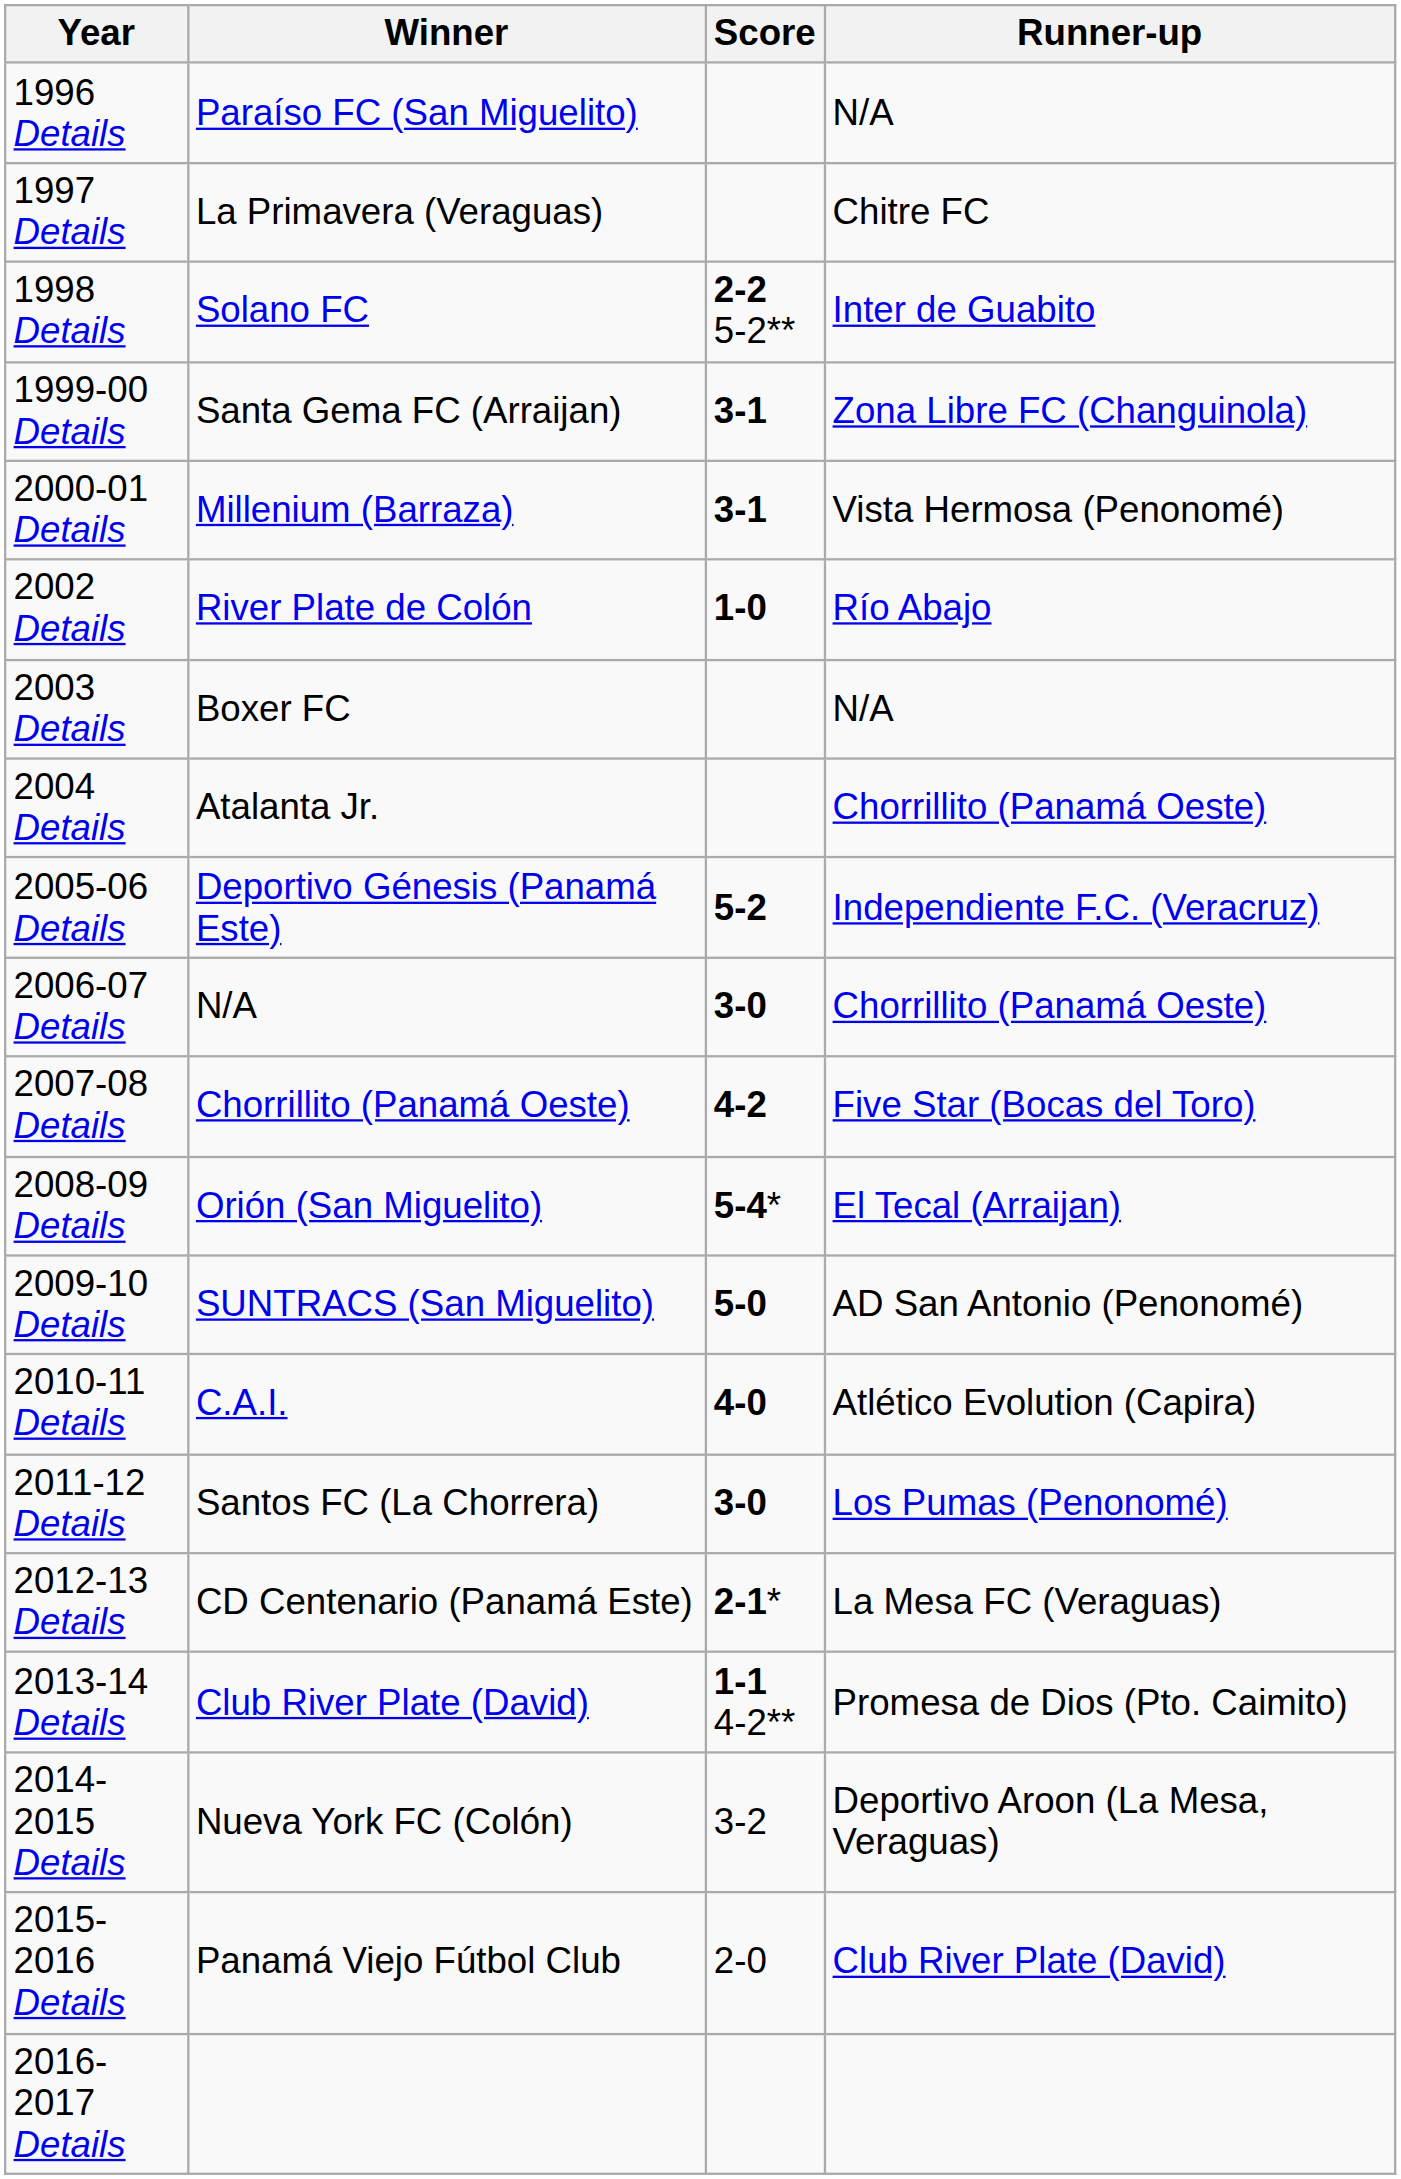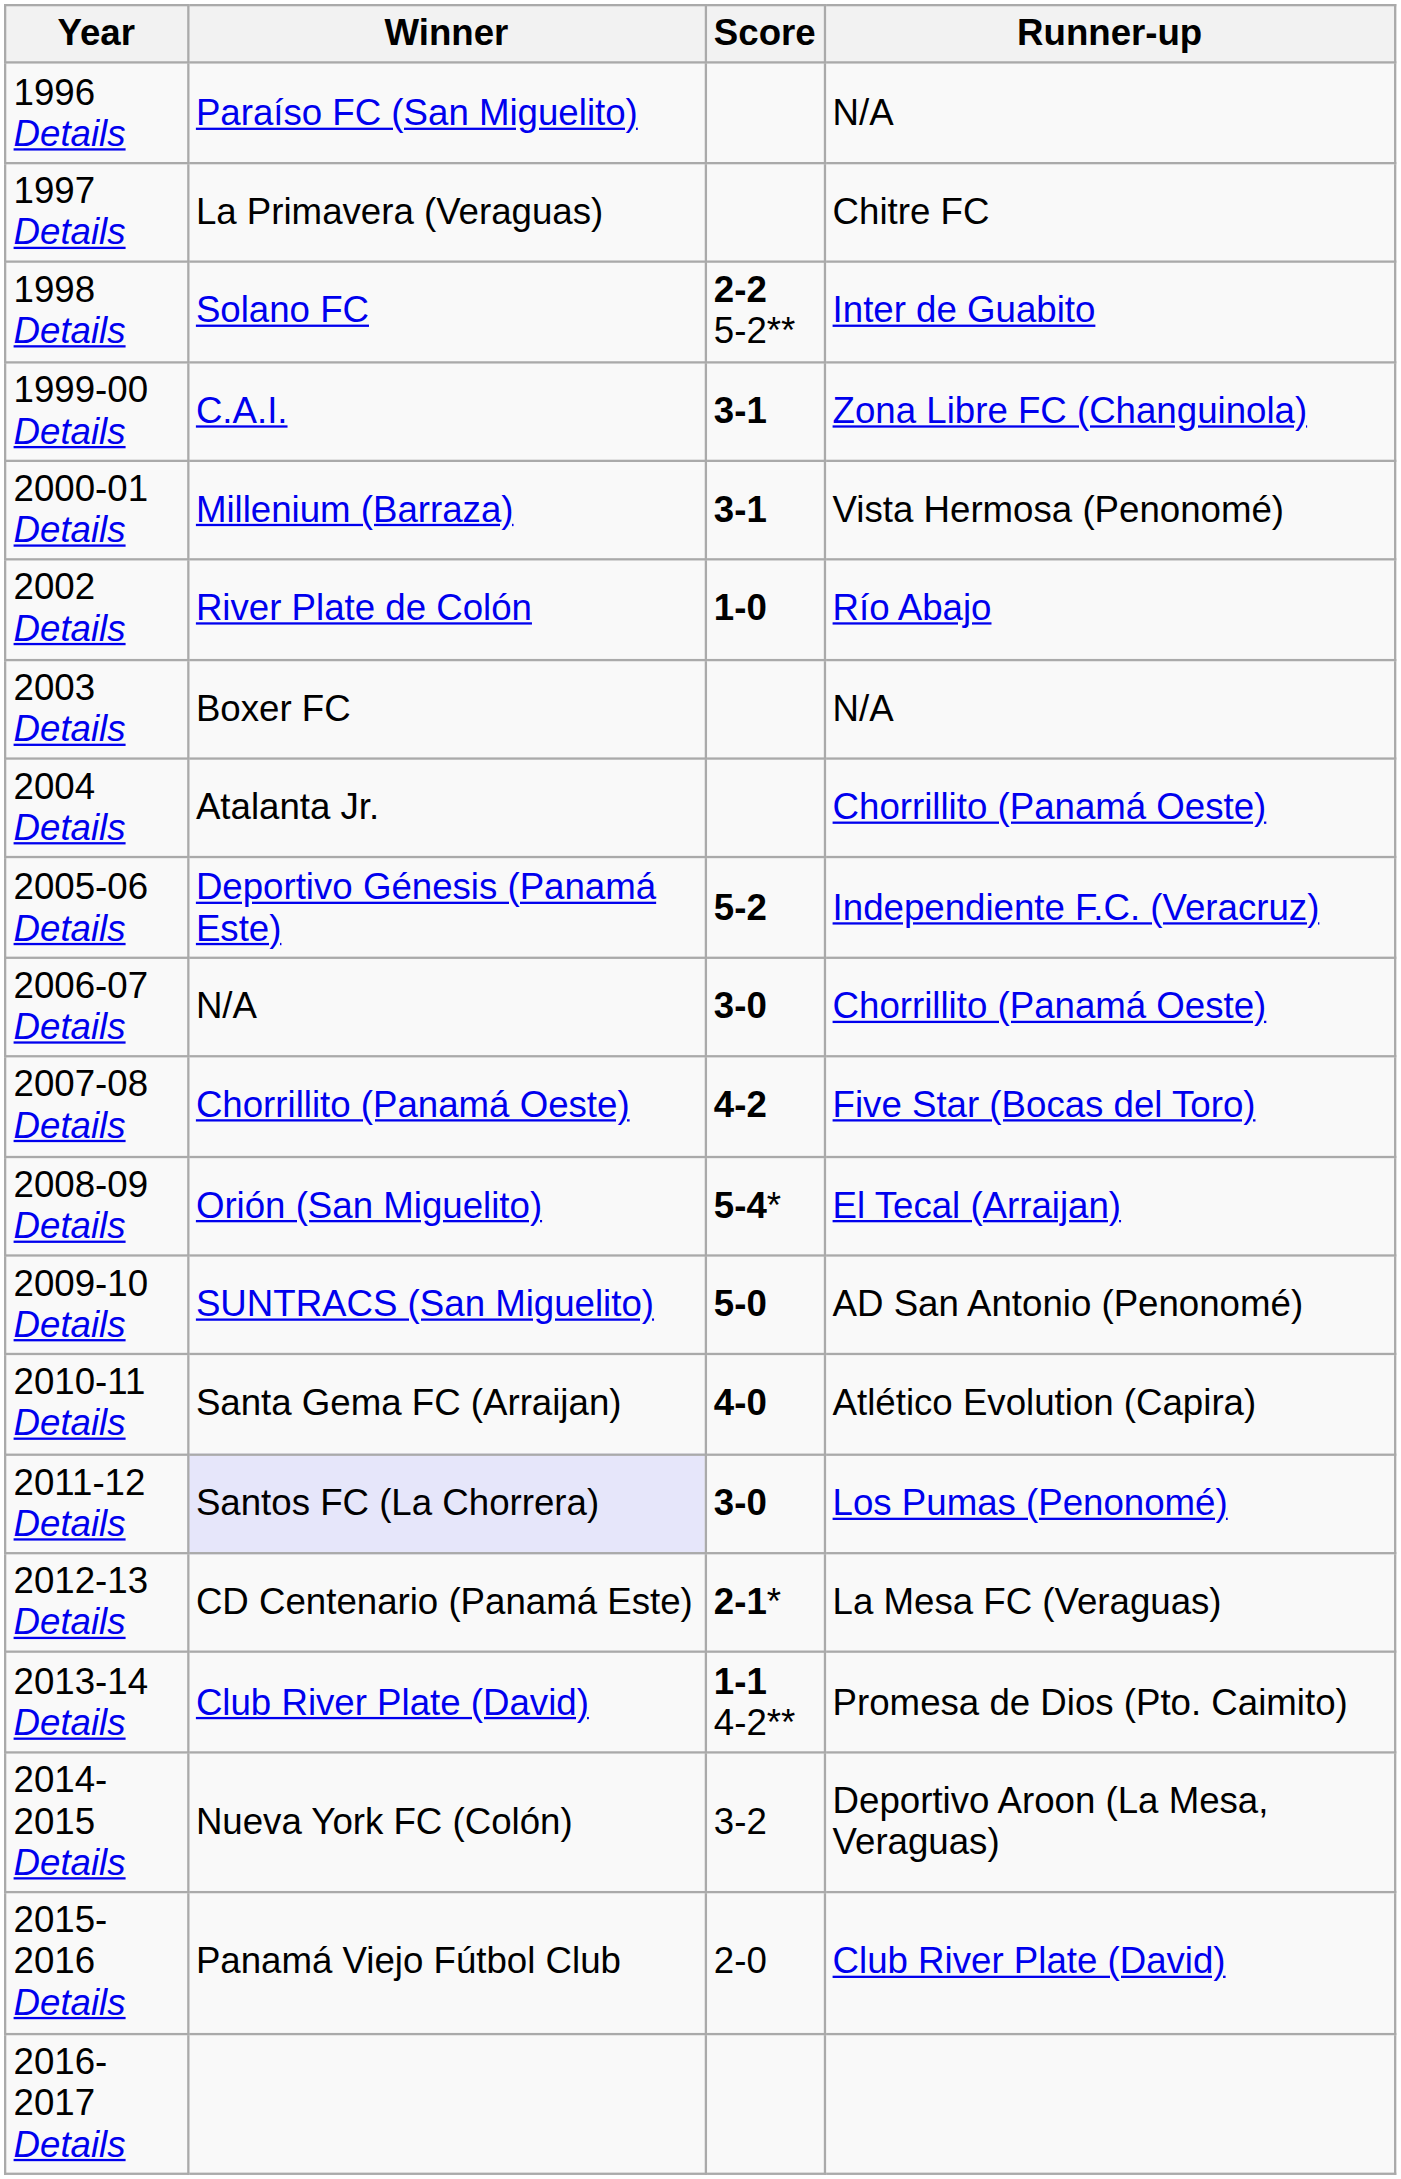(409, 410) Santa Gema FC (Arraijan) -> (242, 410) C.A.I.
(242, 1403) C.A.I. -> (409, 1403) Santa Gema FC (Arraijan)
(397, 1502) no background -> (397, 1502) lavender background
